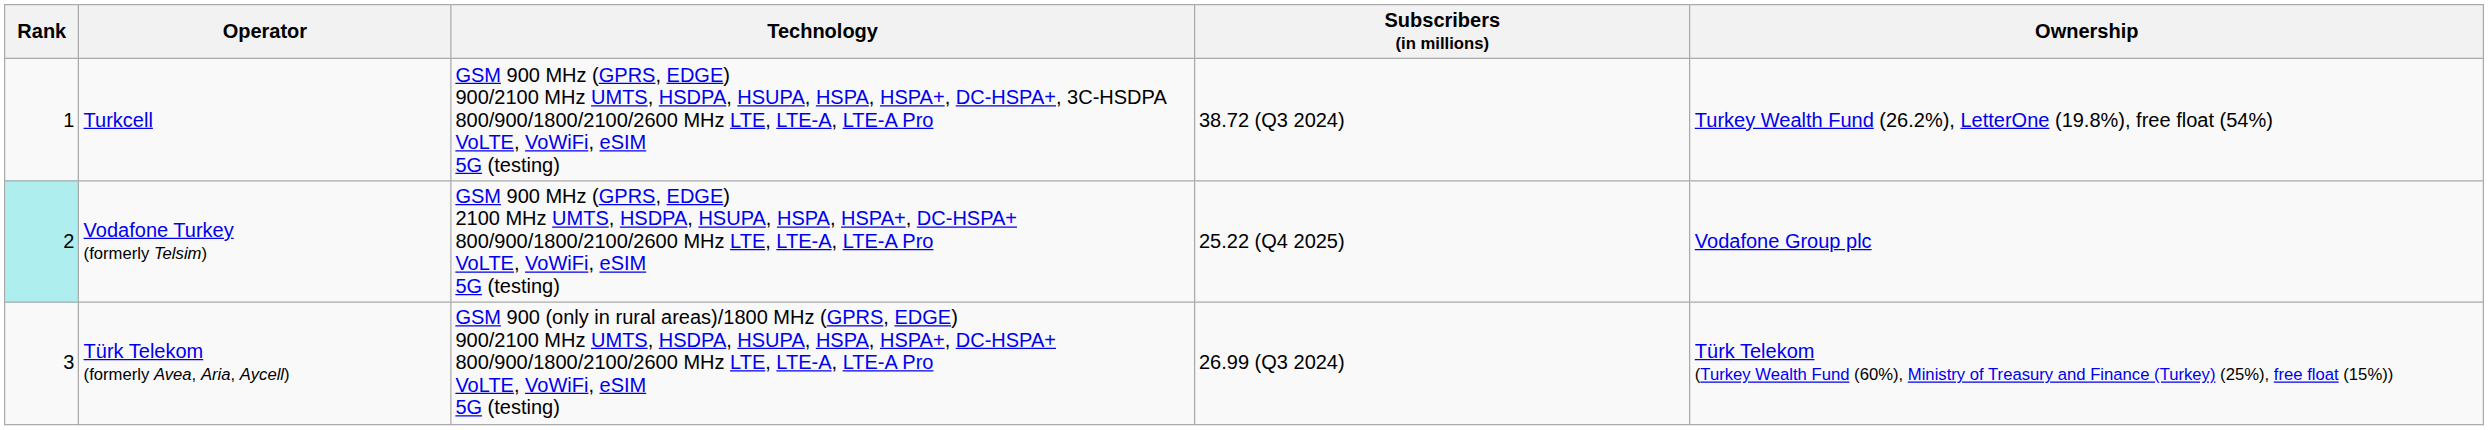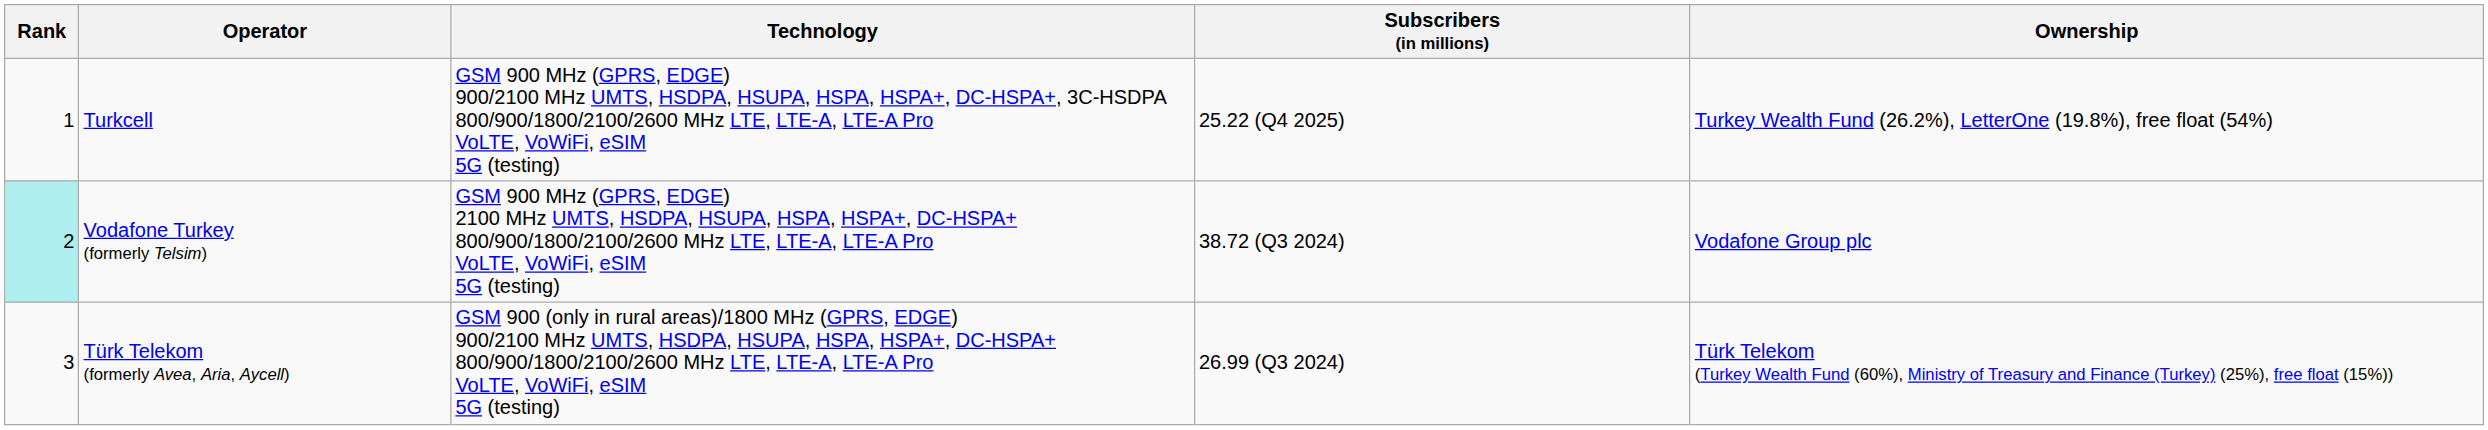(1272, 119) 38.72 (Q3 2024) -> (1272, 119) 25.22 (Q4 2025)
(1272, 241) 25.22 (Q4 2025) -> (1272, 241) 38.72 (Q3 2024)
